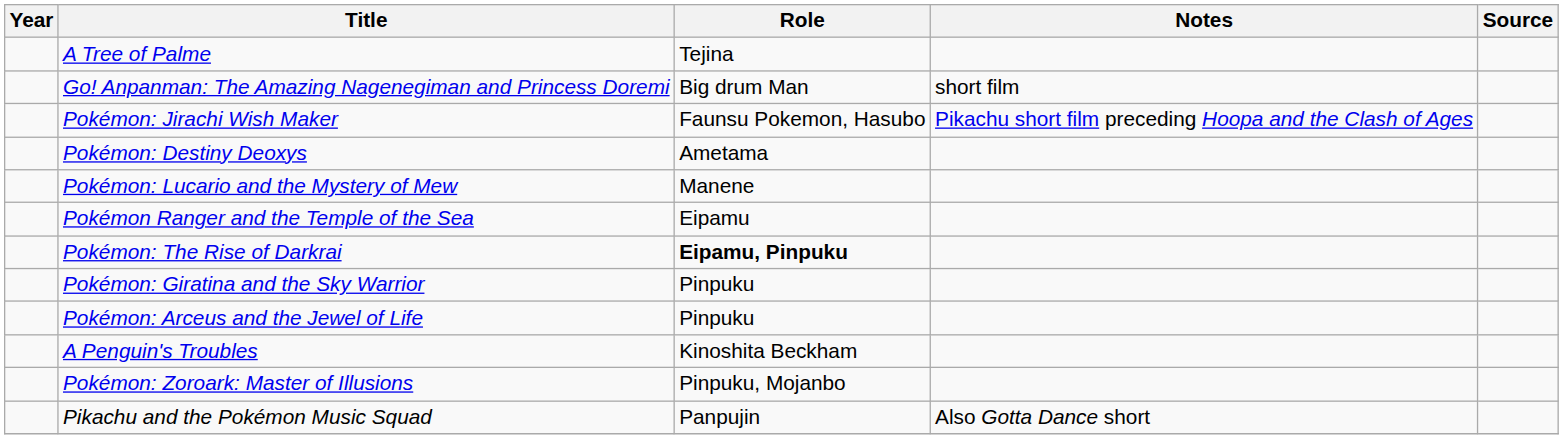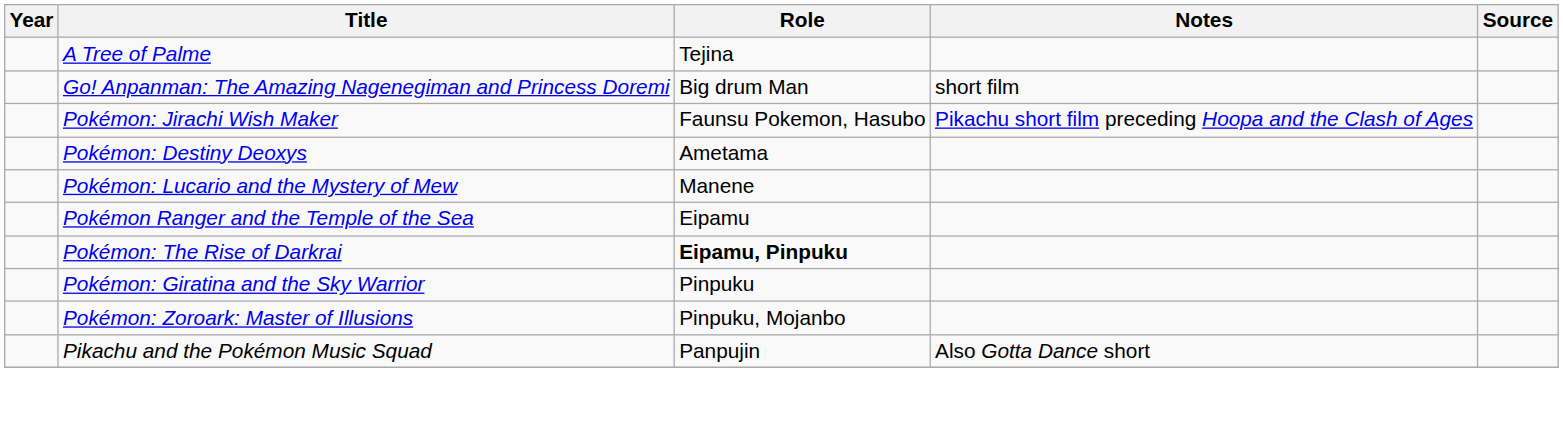- row: (243, 317)
- row: (160, 350)
